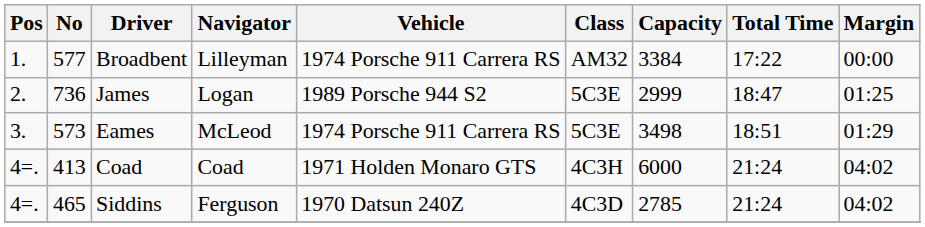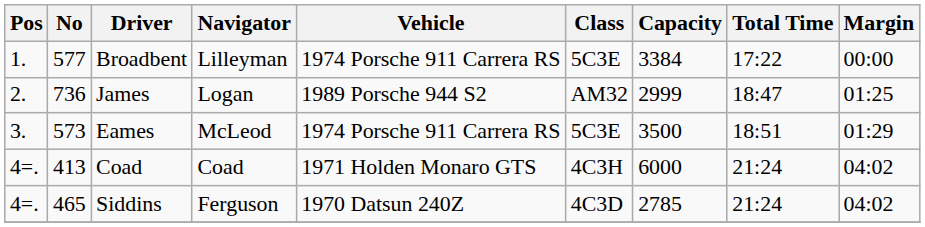(599, 59) AM32 -> (596, 59) 5C3E
(596, 95) 5C3E -> (599, 95) AM32
(660, 131) 3498 -> (660, 131) 3500
